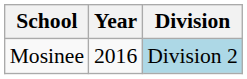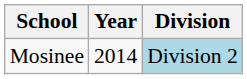(116, 55) 2016 -> (116, 55) 2014
